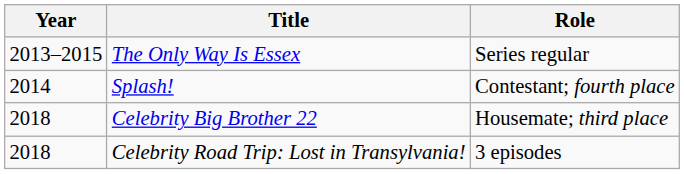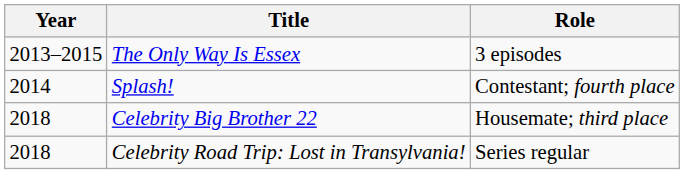(532, 53) Series regular -> (518, 53) 3 episodes
(518, 151) 3 episodes -> (532, 151) Series regular
